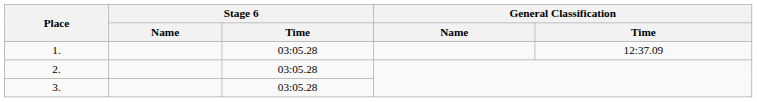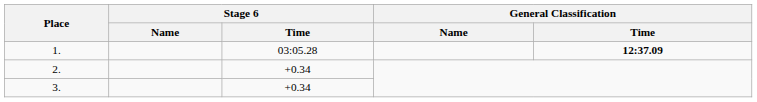(643, 51) normal -> (643, 51) bold
(298, 69) 03:05.28 -> (298, 69) +0.34
(298, 88) 03:05.28 -> (298, 88) +0.34
